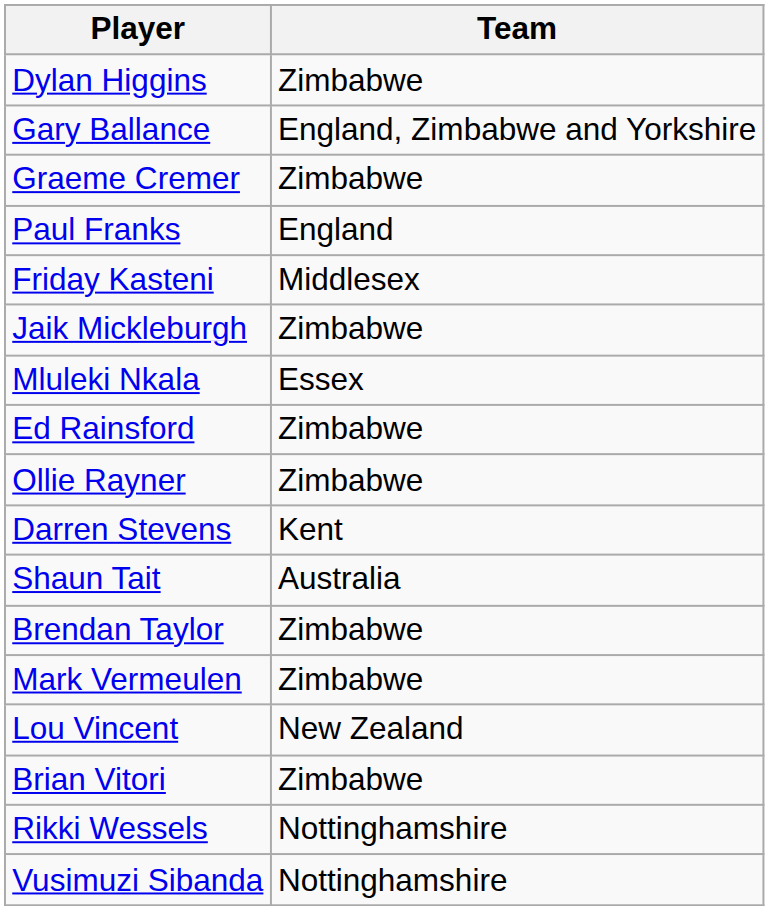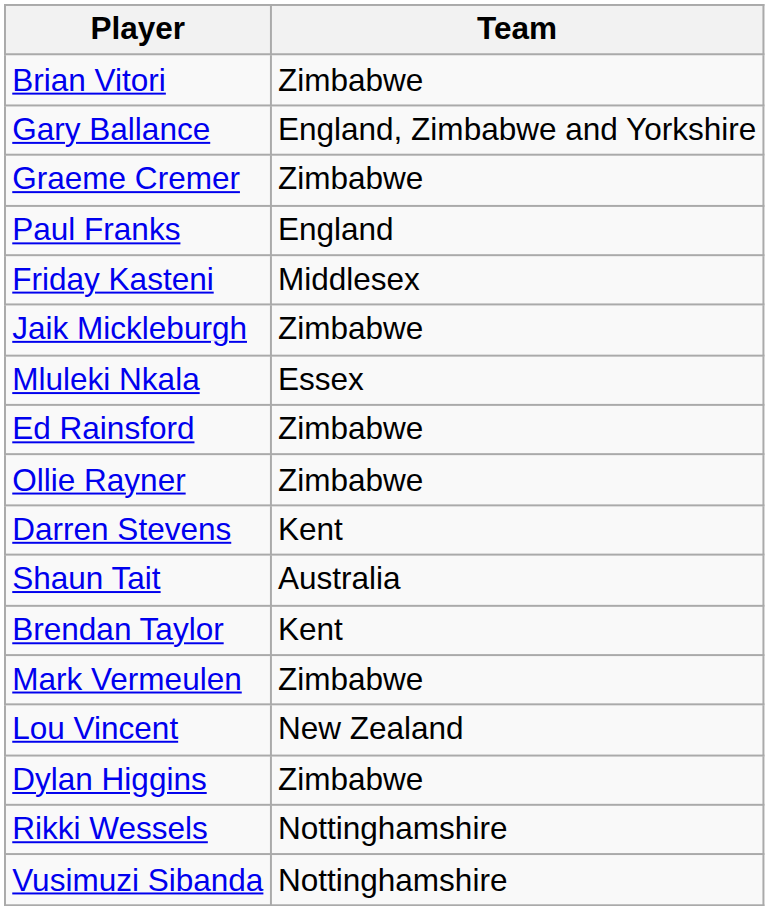rows swapped: (109, 79) <-> (89, 779)
(351, 629) Zimbabwe -> (310, 629) Kent
